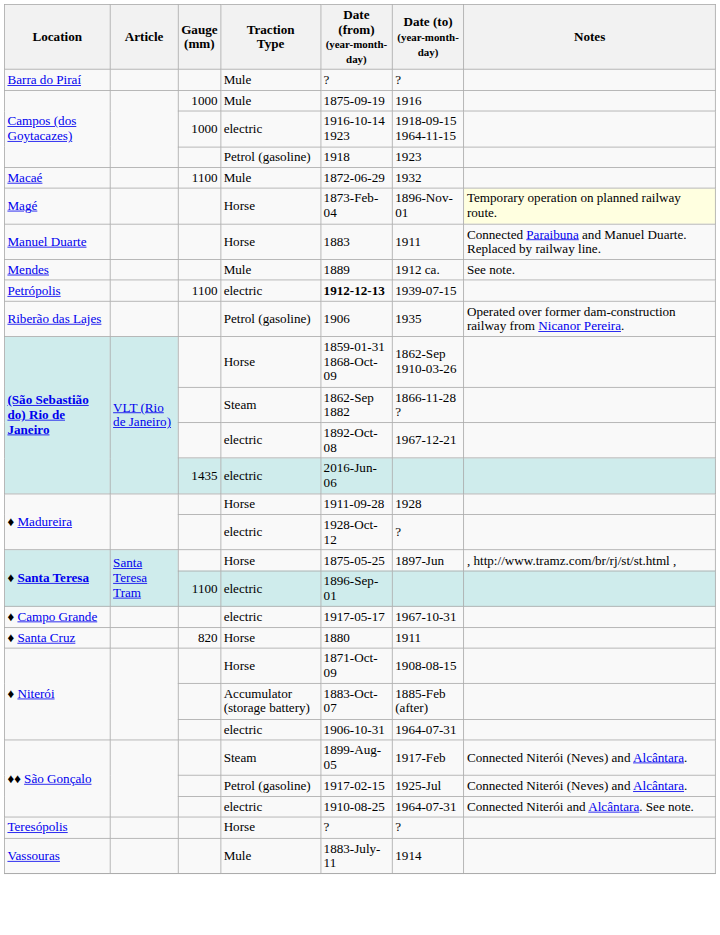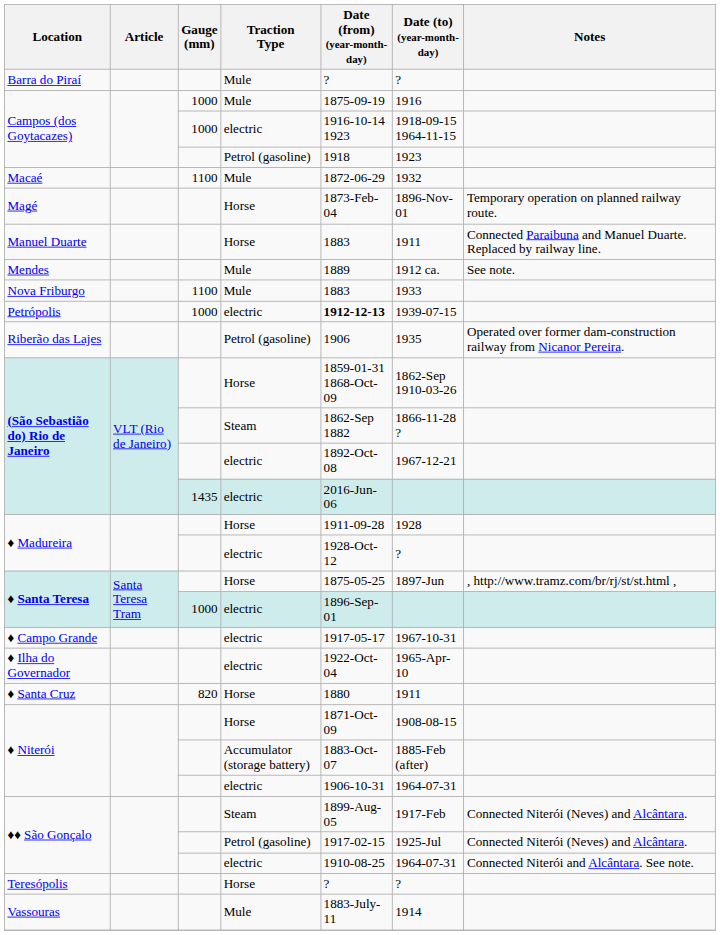(574, 206) lightyellow background -> (574, 206) no background
+ row: (46, 290)
(205, 290) 1100 -> (204, 311) 1000
(205, 588) 1100 -> (204, 609) 1000
+ row: (39, 665)
